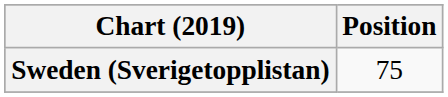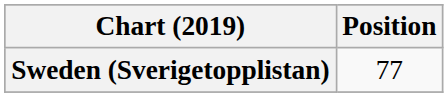(389, 69) 75 -> (389, 69) 77
